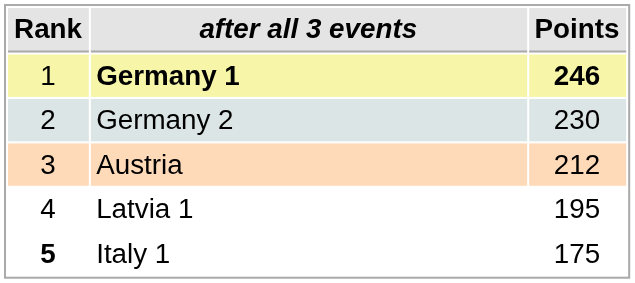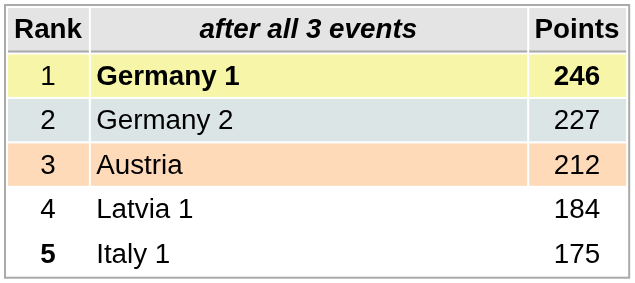(577, 120) 230 -> (577, 120) 227
(577, 209) 195 -> (577, 209) 184
